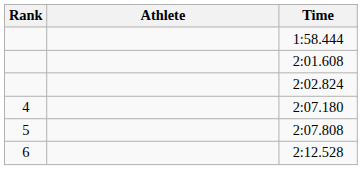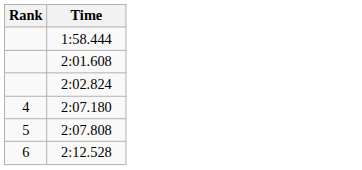- column: (163, 15)
